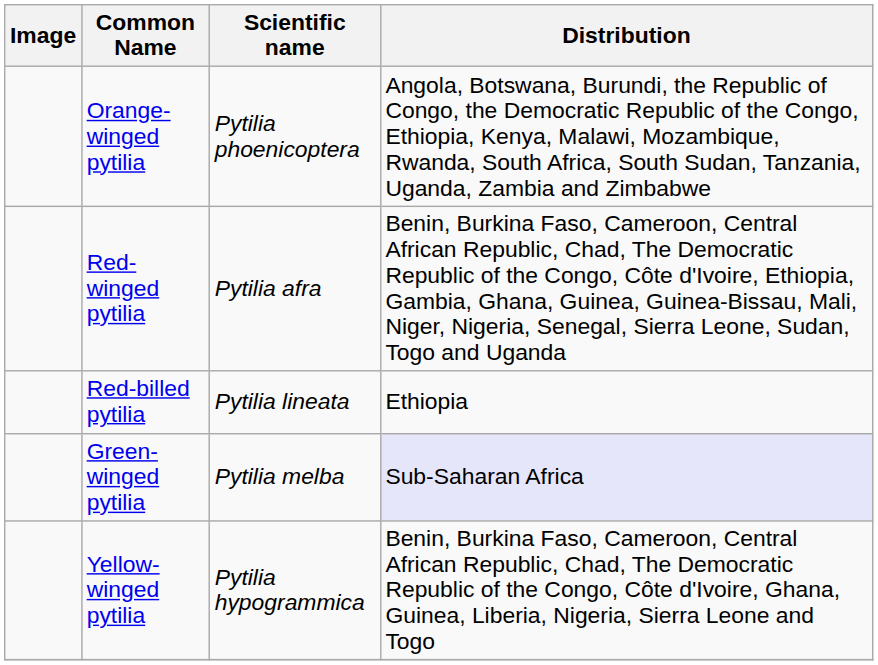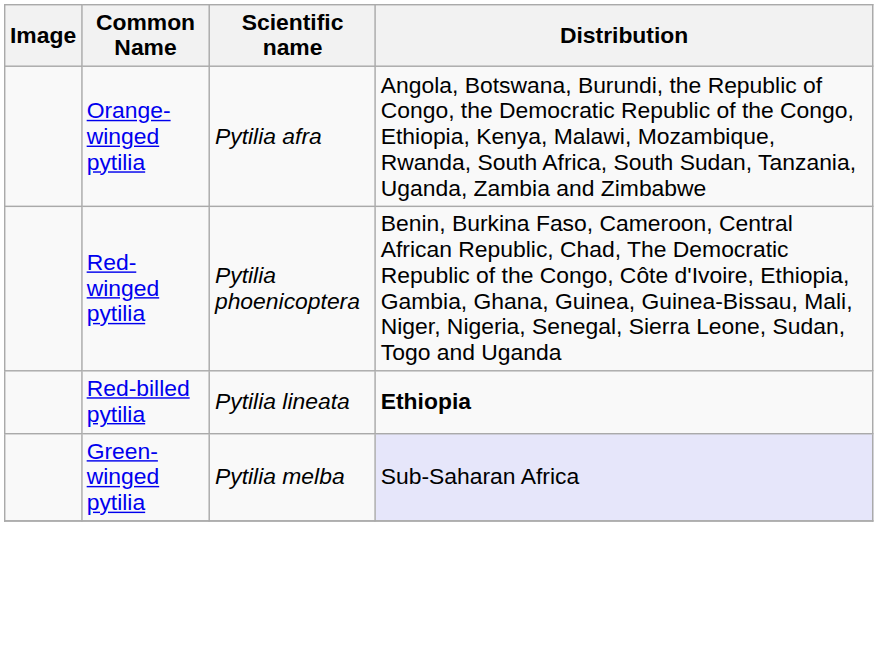(287, 136) Pytilia phoenicoptera -> (268, 136) Pytilia afra
(268, 288) Pytilia afra -> (287, 288) Pytilia phoenicoptera
(427, 401) normal -> (426, 401) bold
- row: (123, 590)
